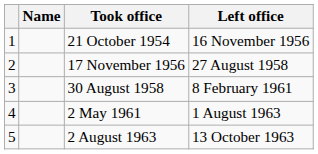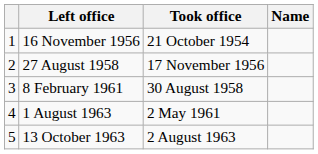columns swapped: (42, 16) <-> (251, 16)
